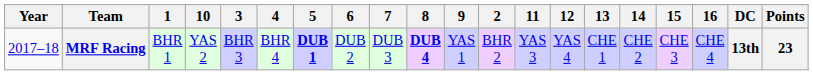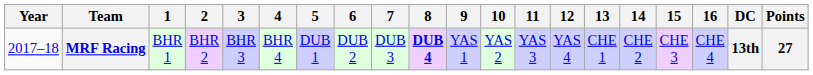columns swapped: (497, 16) <-> (203, 16)
(313, 48) bold -> (315, 48) normal
(785, 48) 23 -> (785, 48) 27
